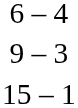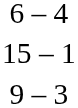rows swapped: (39, 53) <-> (39, 93)
